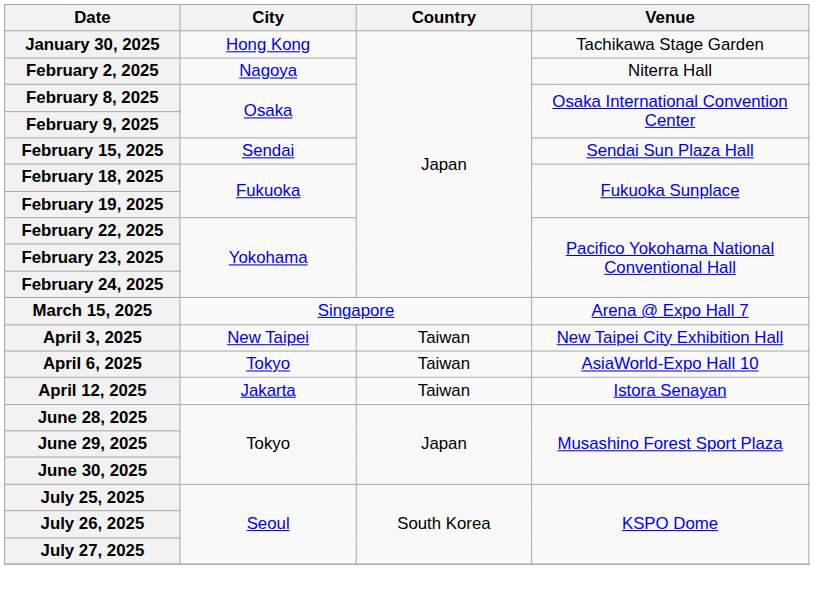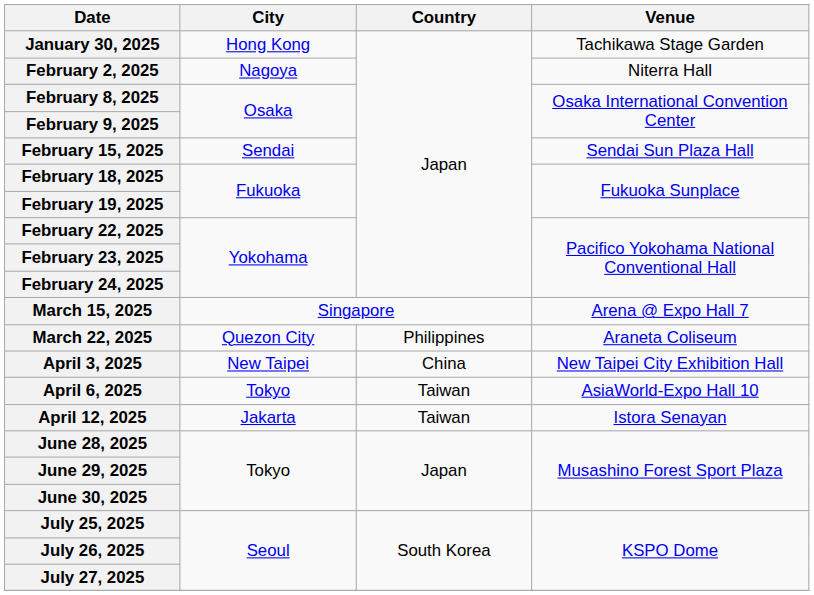+ row: (92, 337)
(444, 337) Taiwan -> (444, 364) China
